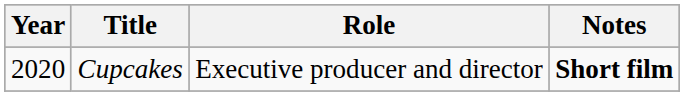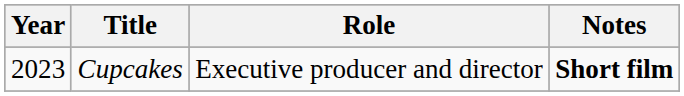(38, 68) 2020 -> (38, 68) 2023
